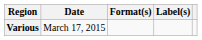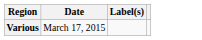- column: (131, 12)
